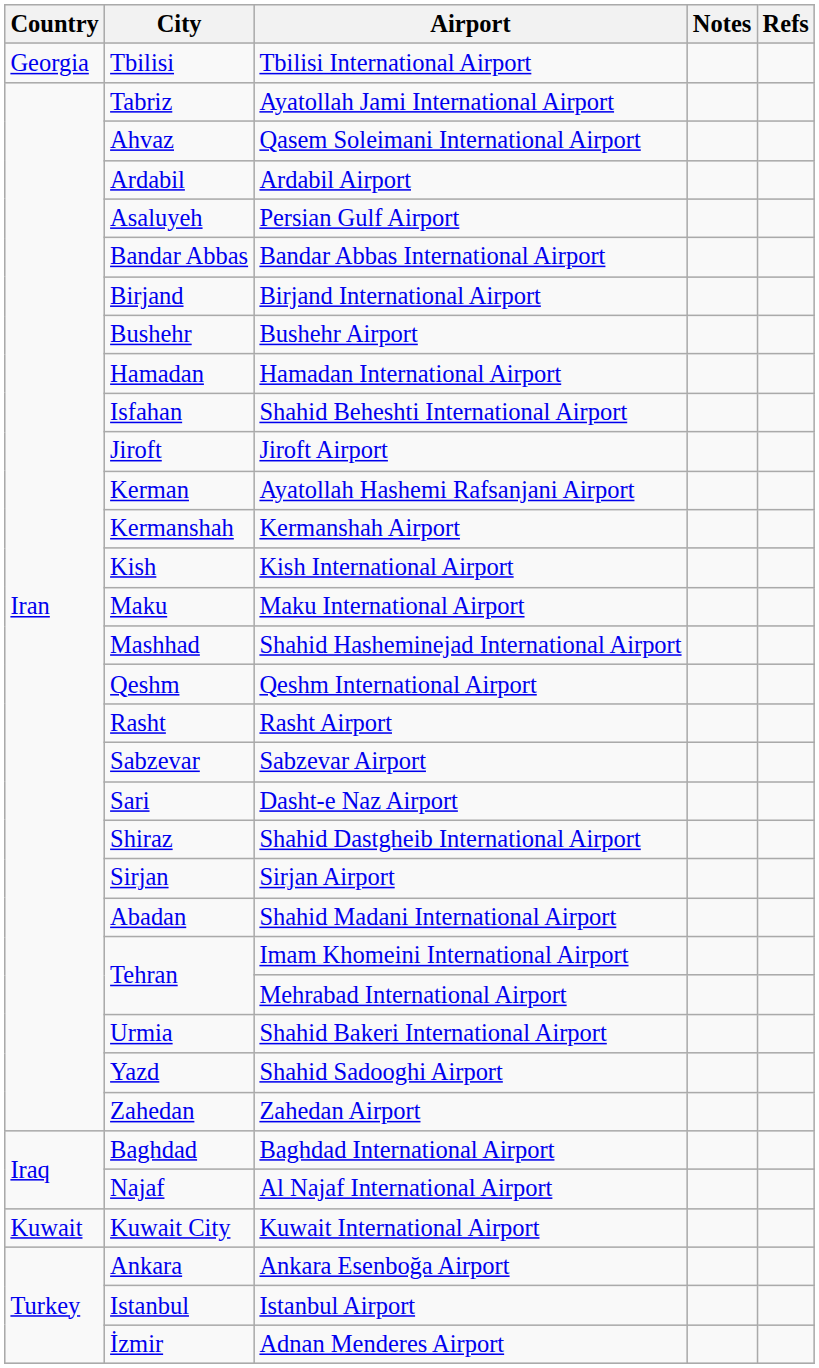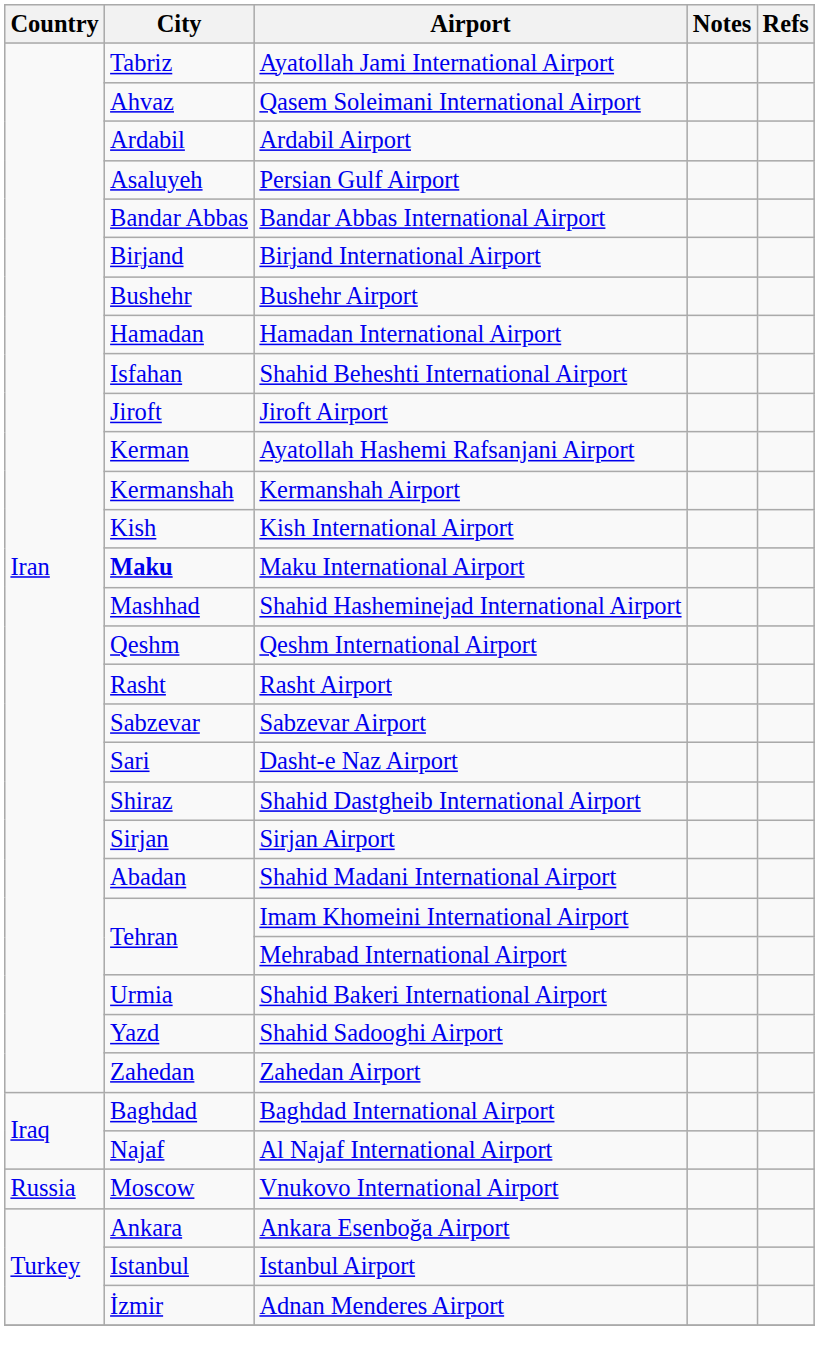- row: (395, 62)
(139, 606) normal -> (141, 567) bold
- row: (399, 1227)
+ row: (409, 1188)
